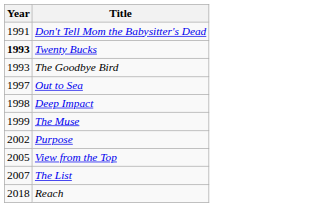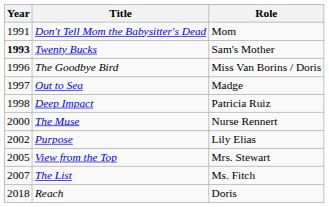+ column: (266, 13)
(18, 67) 1993 -> (18, 67) 1996
(18, 121) 1999 -> (18, 121) 2000
